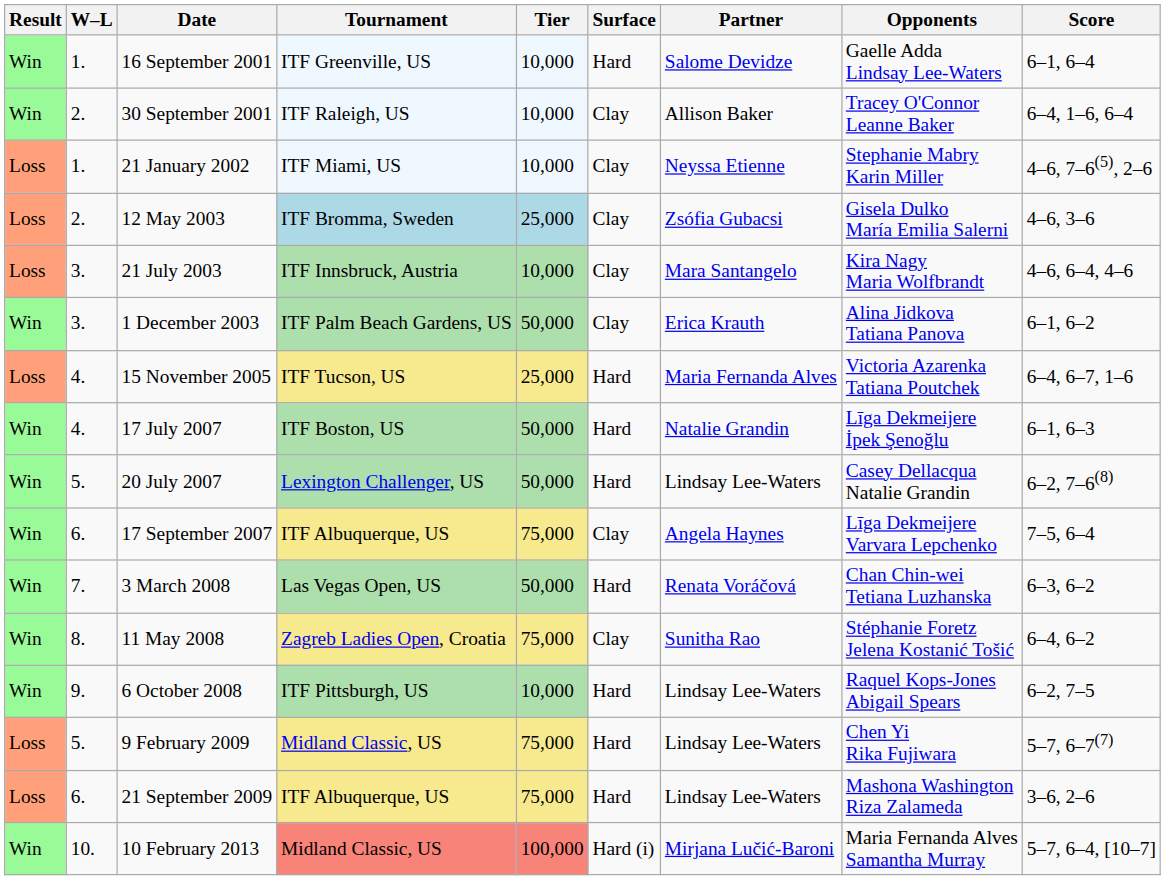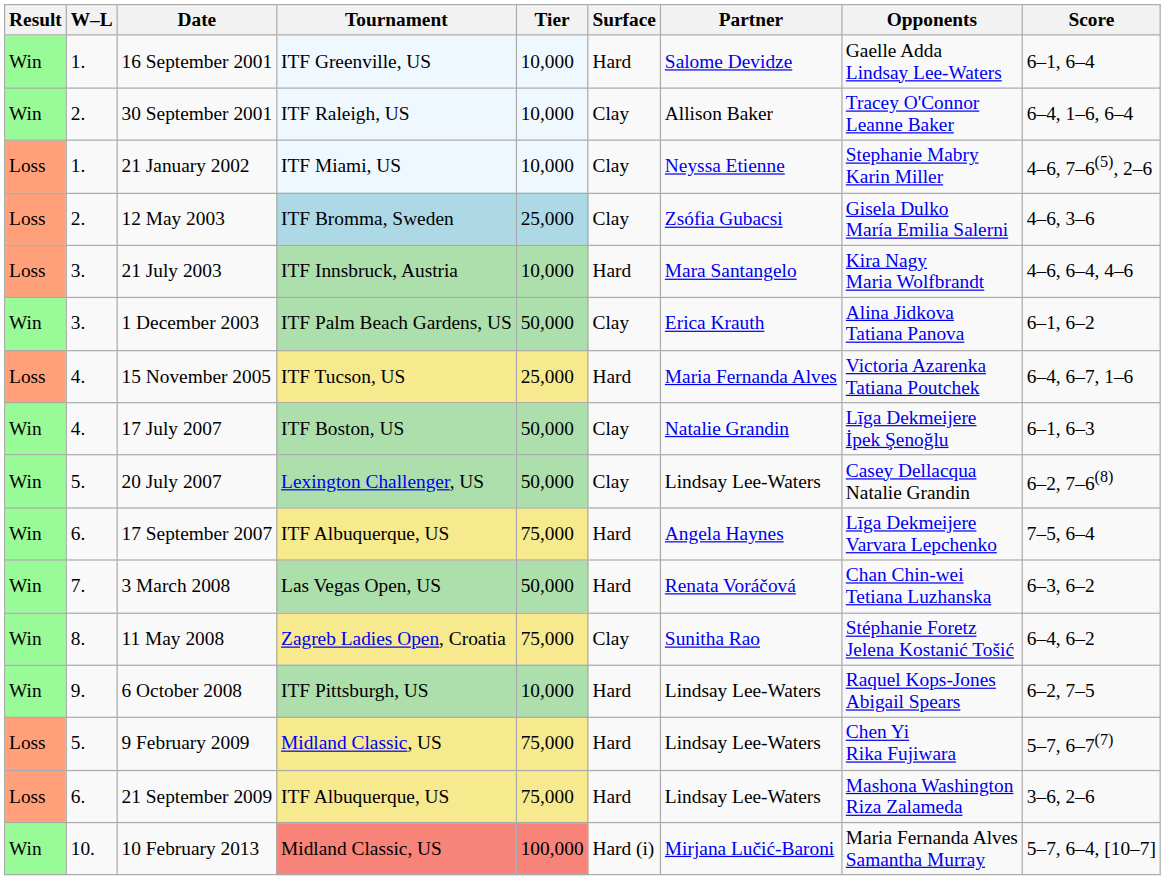(611, 271) Clay -> (612, 271) Hard
(612, 428) Hard -> (611, 428) Clay
(612, 481) Hard -> (611, 481) Clay
(611, 533) Clay -> (612, 533) Hard
